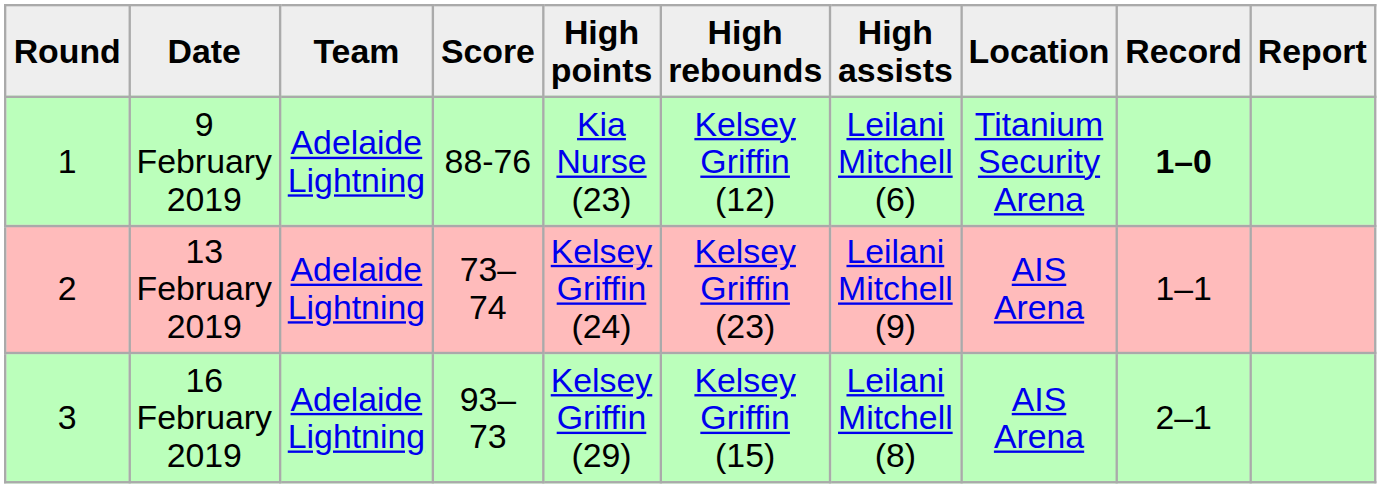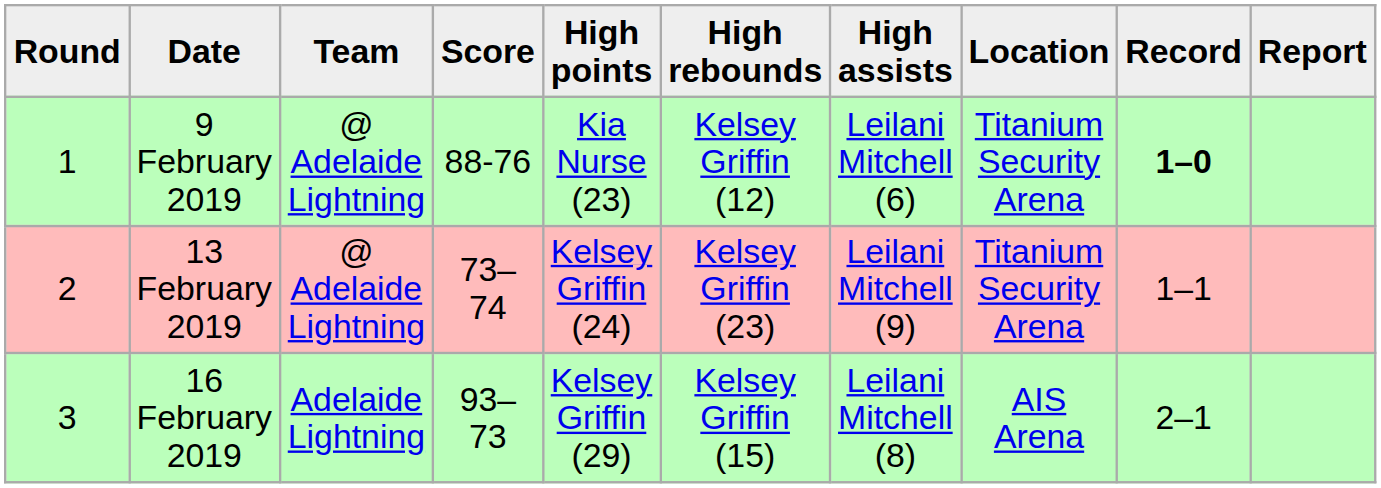(356, 161) Adelaide Lightning -> (356, 161) @ Adelaide Lightning
(356, 290) Adelaide Lightning -> (356, 290) @ Adelaide Lightning
(1039, 290) AIS Arena -> (1039, 290) Titanium Security Arena
